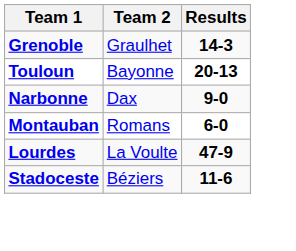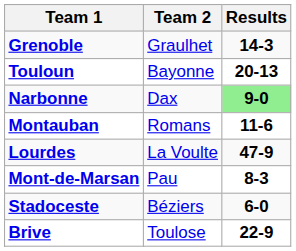(216, 98) no background -> (256, 98) lightgreen background
(216, 125) 6-0 -> (256, 125) 11-6
+ row: (74, 179)
(216, 179) 11-6 -> (256, 206) 6-0
+ row: (30, 233)
